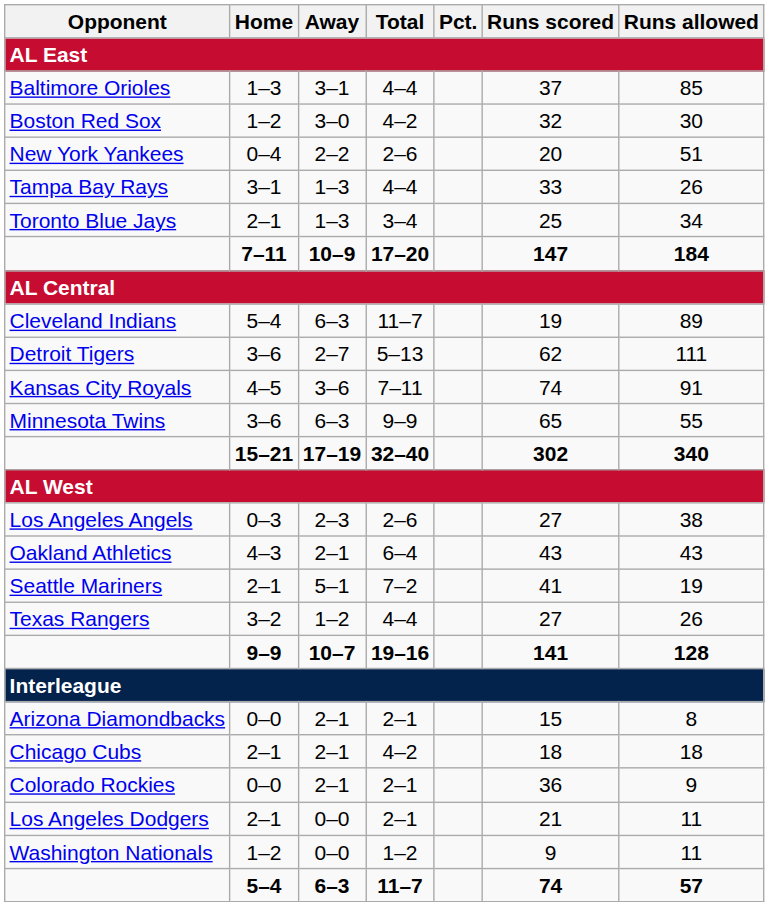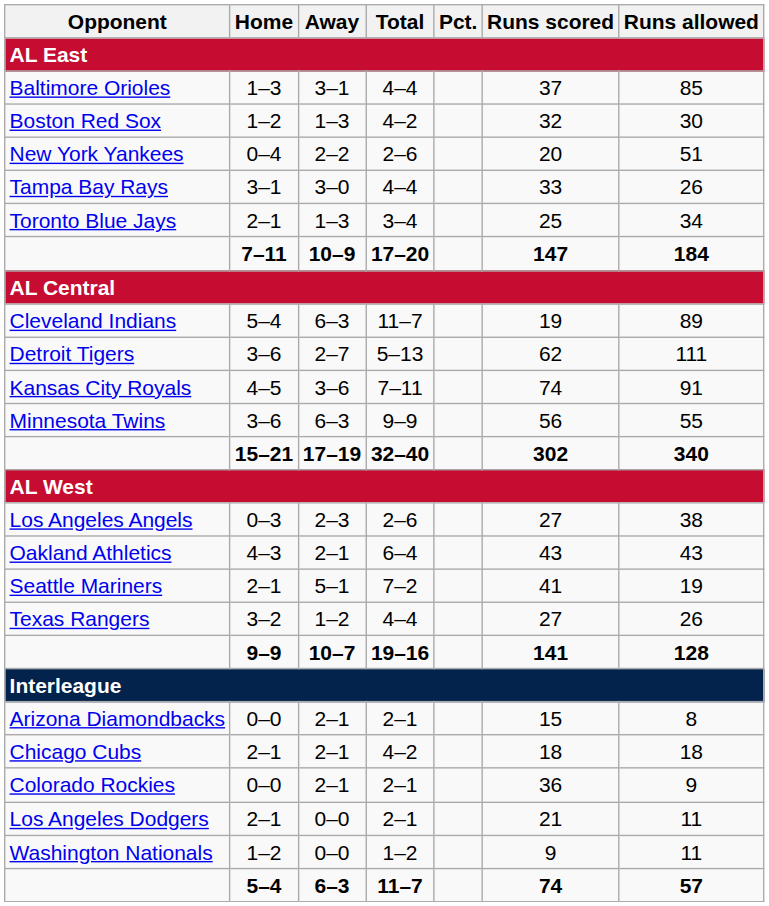(332, 121) 3–0 -> (332, 121) 1–3
(332, 188) 1–3 -> (332, 188) 3–0
(551, 420) 65 -> (551, 420) 56
